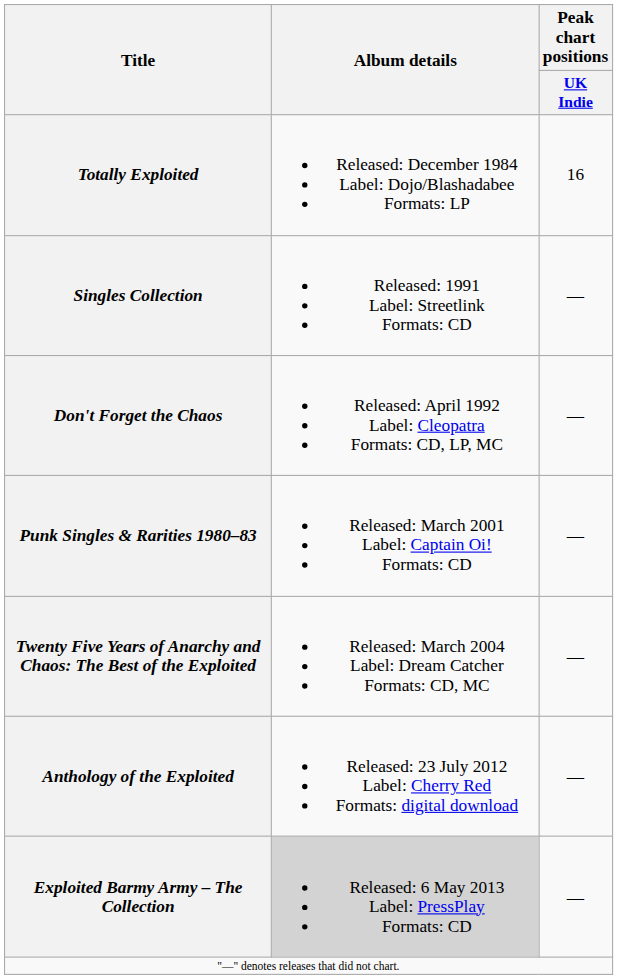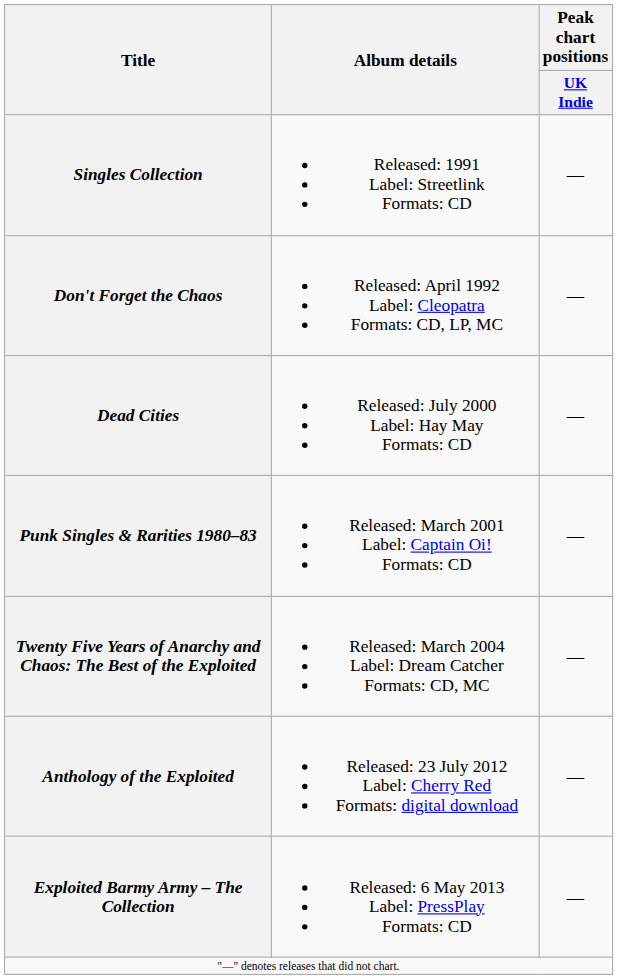- row: (138, 174)
+ row: (138, 415)
(405, 906) lightgrey background -> (405, 906) no background
